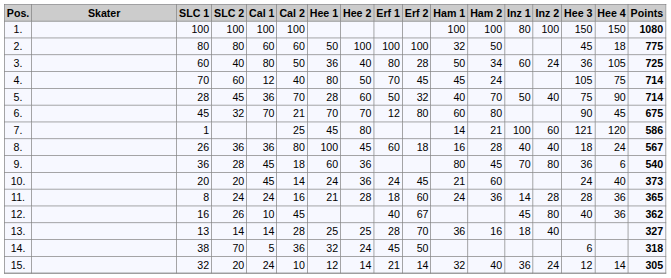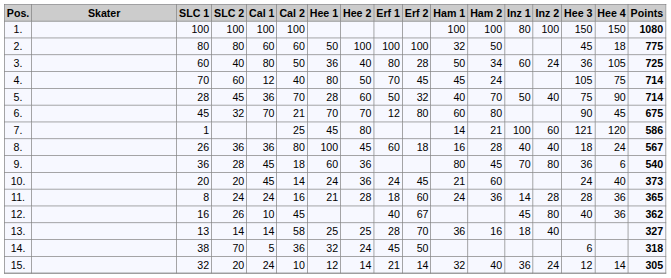(299, 231) 28 -> (299, 231) 58
